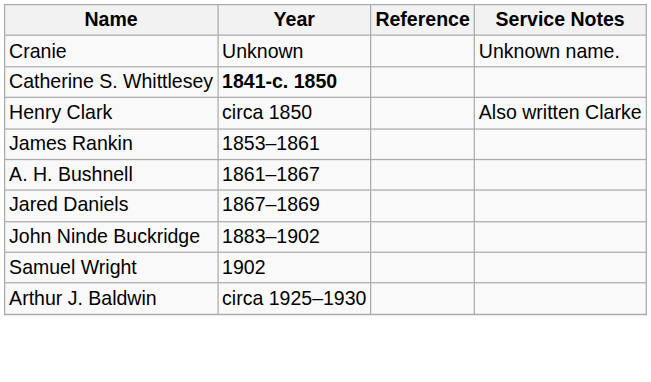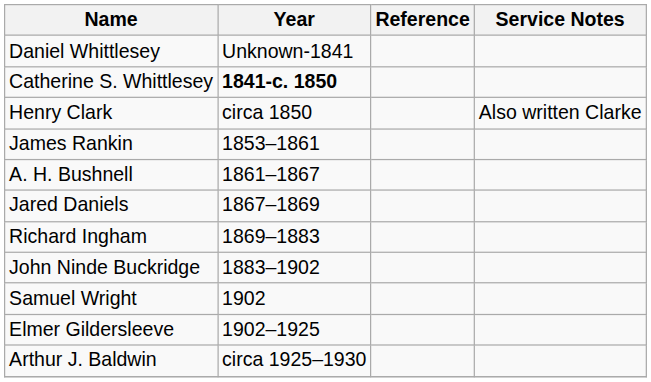- row: (38, 50)
+ row: (85, 50)
+ row: (78, 236)
+ row: (92, 329)
